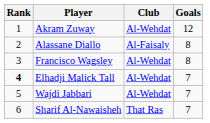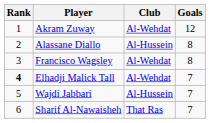(148, 45) Al-Faisaly -> (150, 45) Al-Hussein
(149, 93) Al-Wehdat -> (150, 93) Al-Hussein
